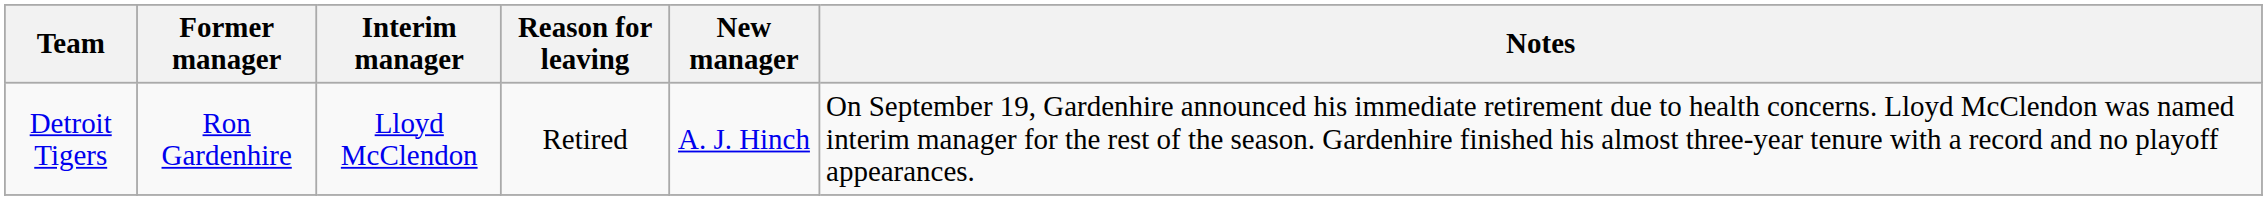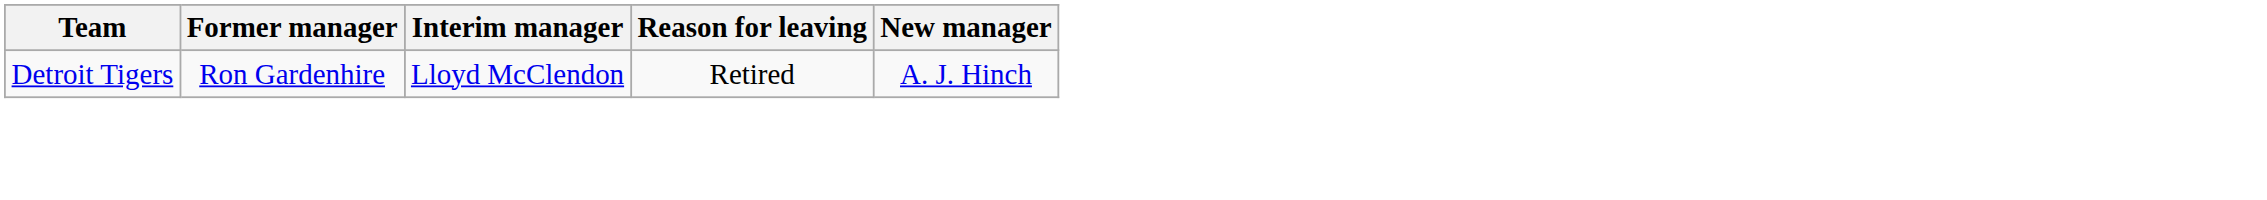- column: (1541, 43)
